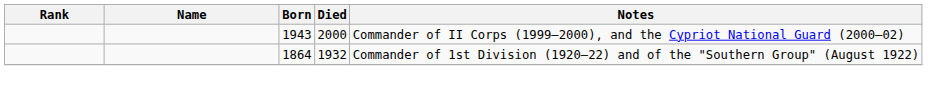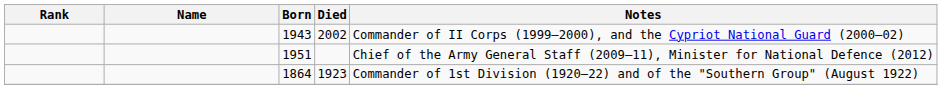(332, 34) 2000 -> (332, 34) 2002
+ row: (297, 54)
(332, 54) 1932 -> (332, 74) 1923
